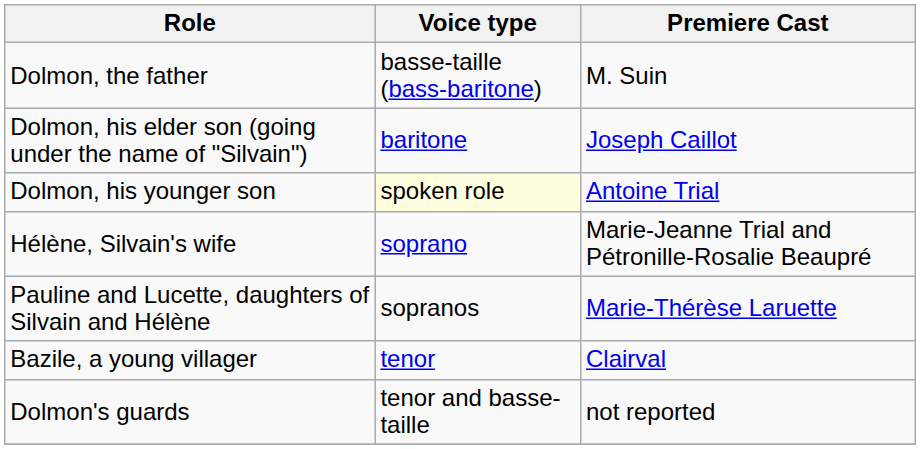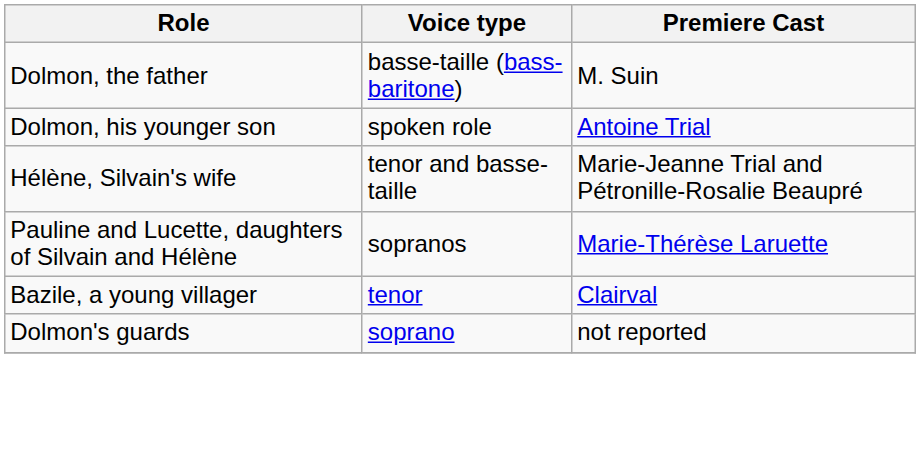- row: (163, 140)
(442, 191) lightyellow background -> (430, 126) no background
(424, 243) soprano -> (458, 178) tenor and basse-taille
(470, 411) tenor and basse-taille -> (411, 332) soprano
